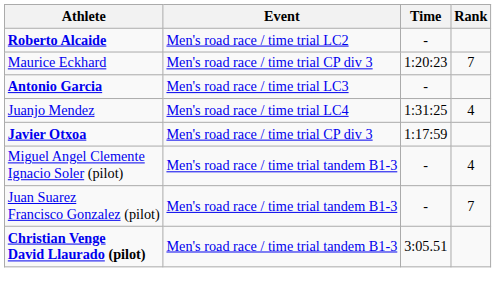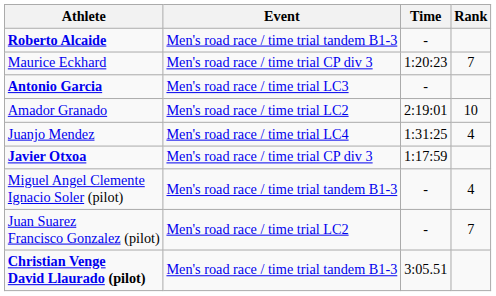(258, 40) Men's road race / time trial LC2 -> (282, 40) Men's road race / time trial tandem B1-3
+ row: (57, 110)
(282, 206) Men's road race / time trial tandem B1-3 -> (258, 229) Men's road race / time trial LC2
